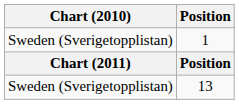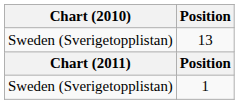rows swapped: (205, 39) <-> (205, 87)
